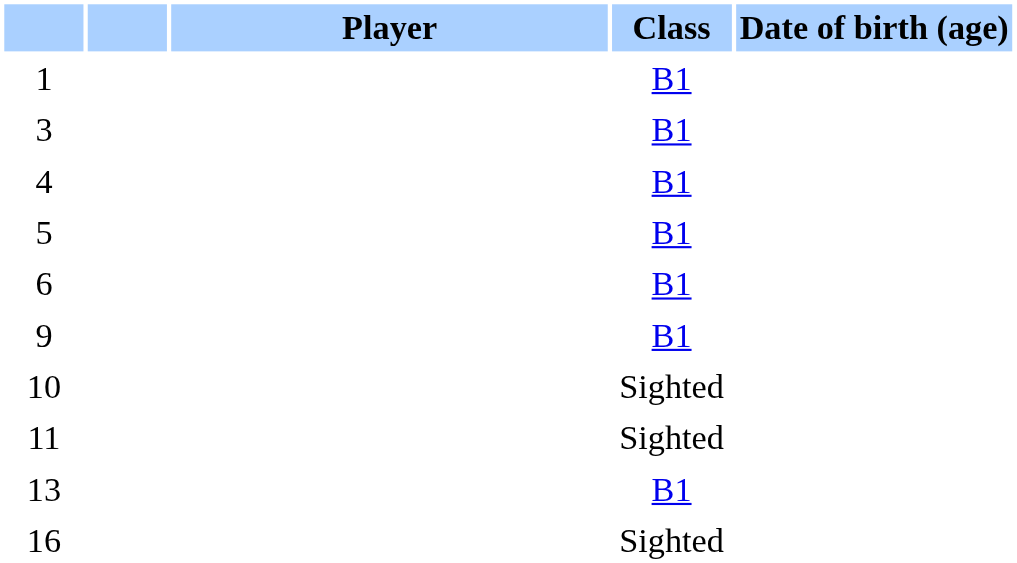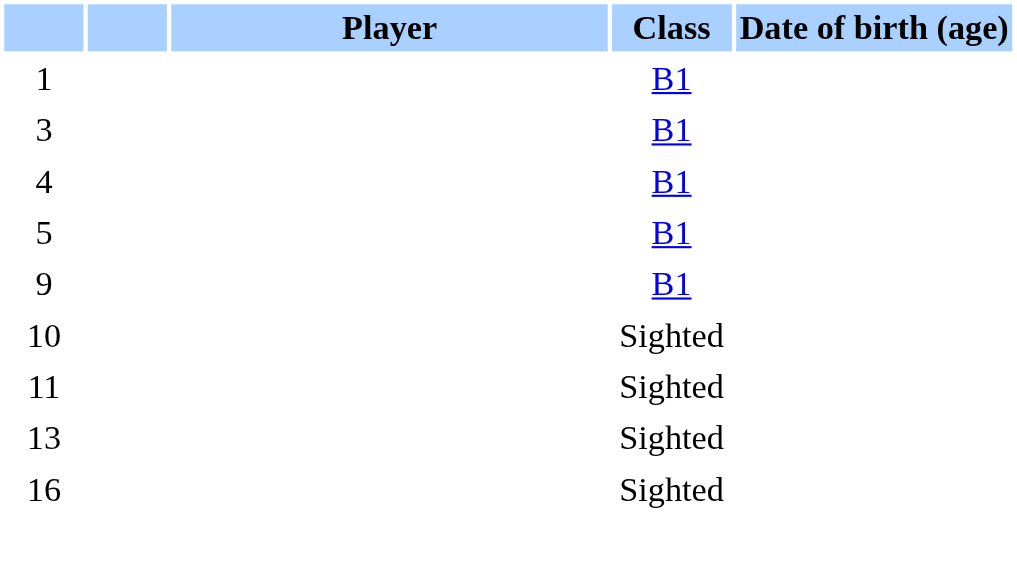- row: (44, 284)
(672, 489) B1 -> (672, 438) Sighted
